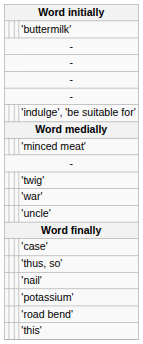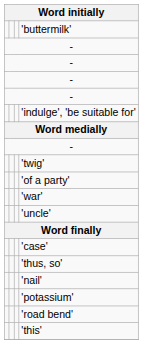- row: (7, 147)
+ row: (7, 180)
